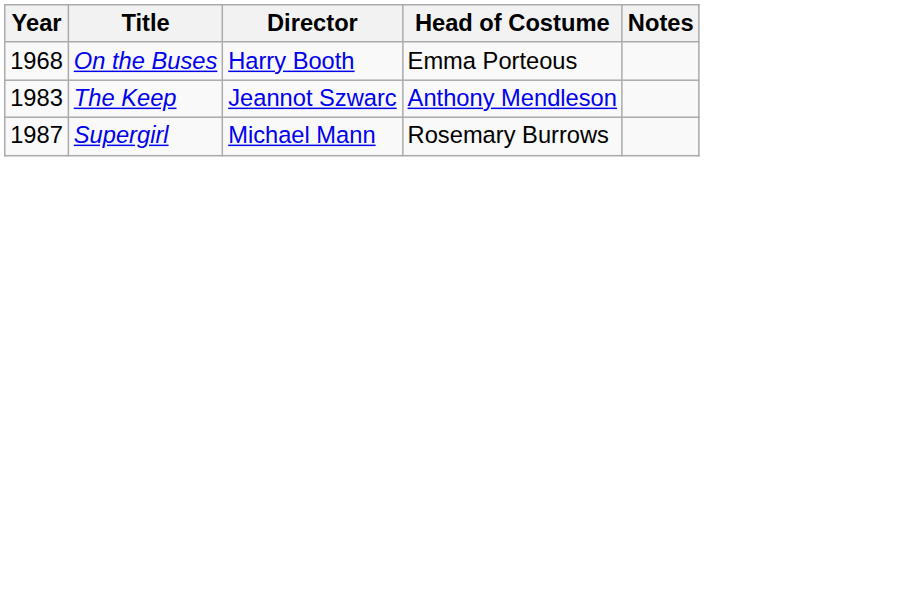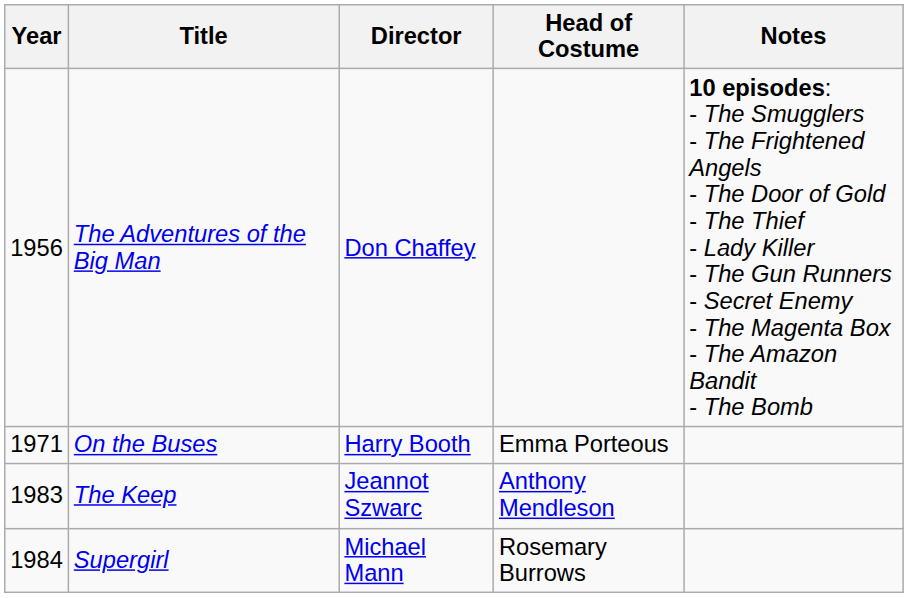+ row: (190, 247)
(37, 60) 1968 -> (37, 444) 1971
(37, 135) 1987 -> (37, 559) 1984
